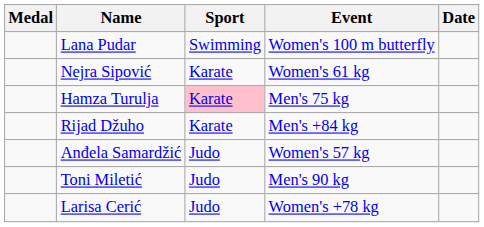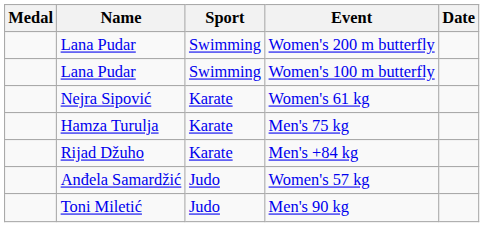+ row: (352, 45)
(211, 99) pink background -> (211, 126) no background
- row: (324, 207)
